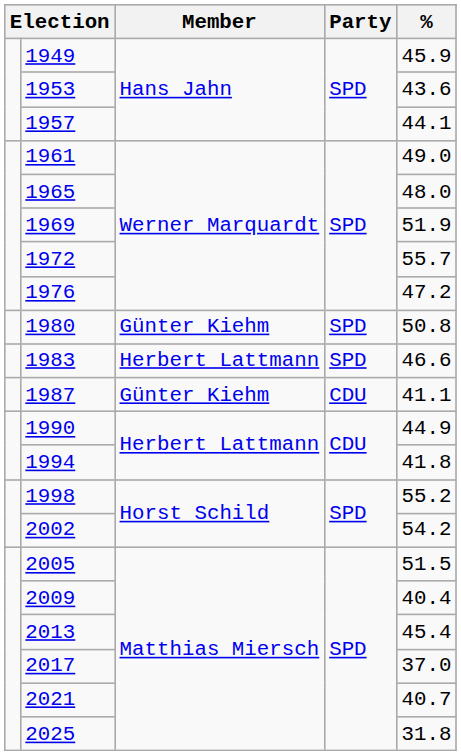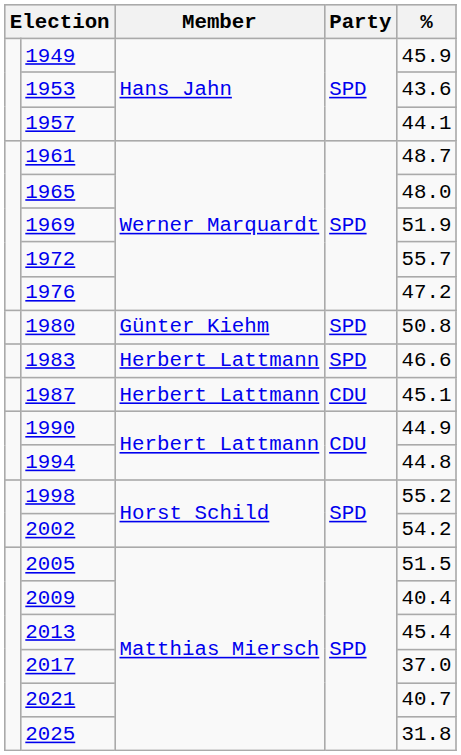(426, 157) 49.0 -> (426, 157) 48.7
(194, 395) Günter Kiehm -> (219, 395) Herbert Lattmann
(426, 395) 41.1 -> (426, 395) 45.1
(426, 462) 41.8 -> (426, 462) 44.8
